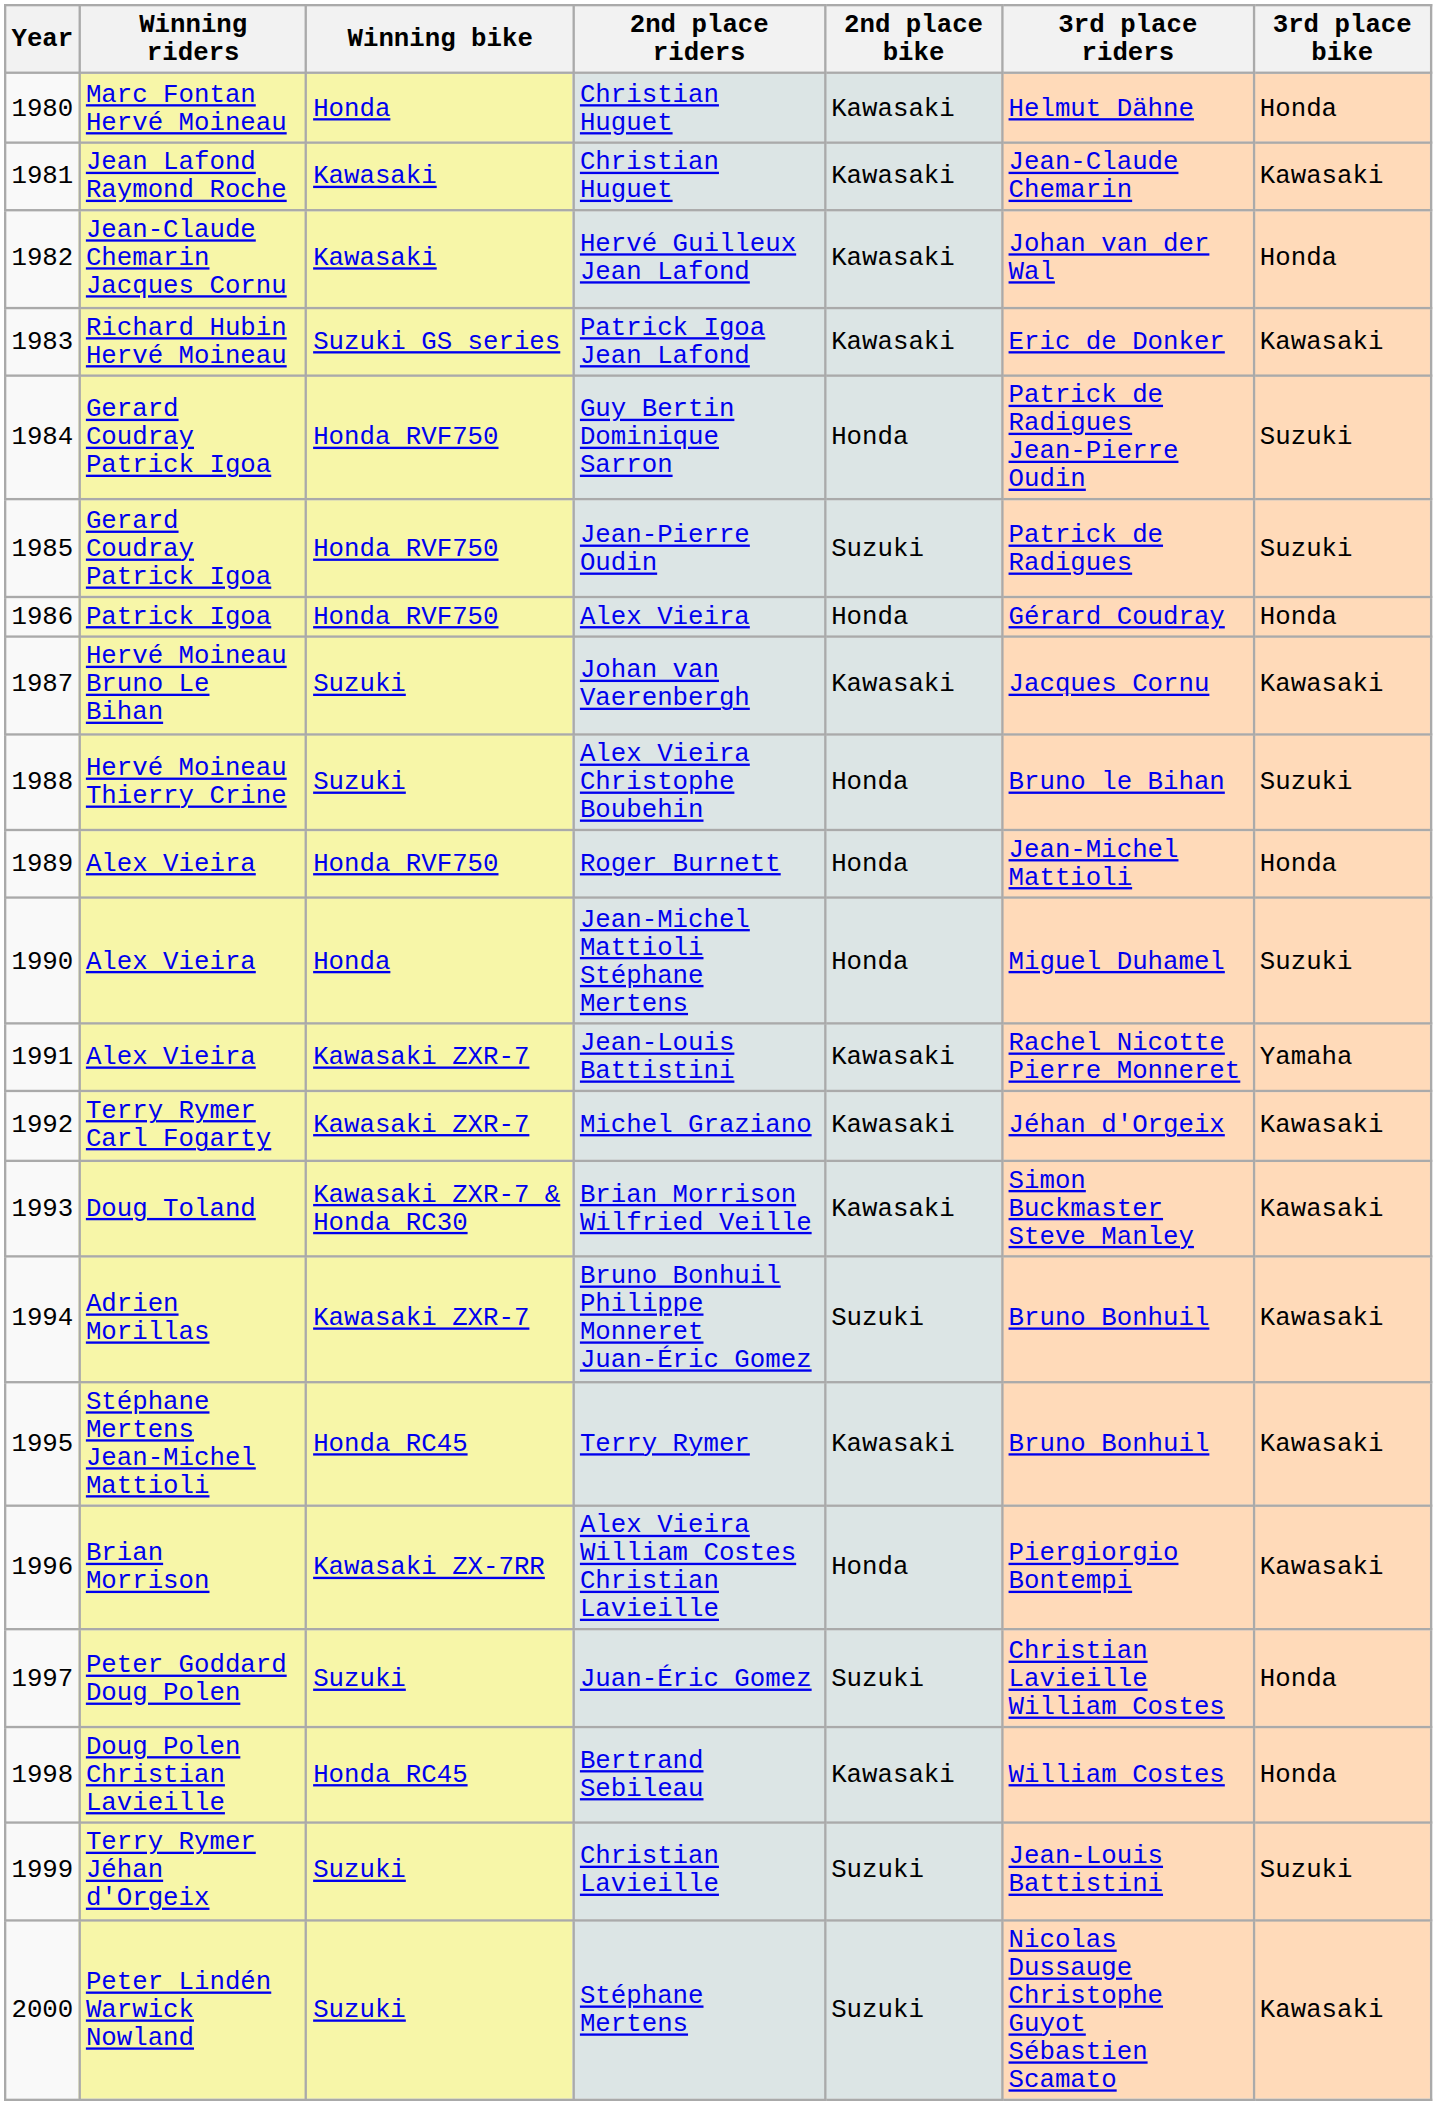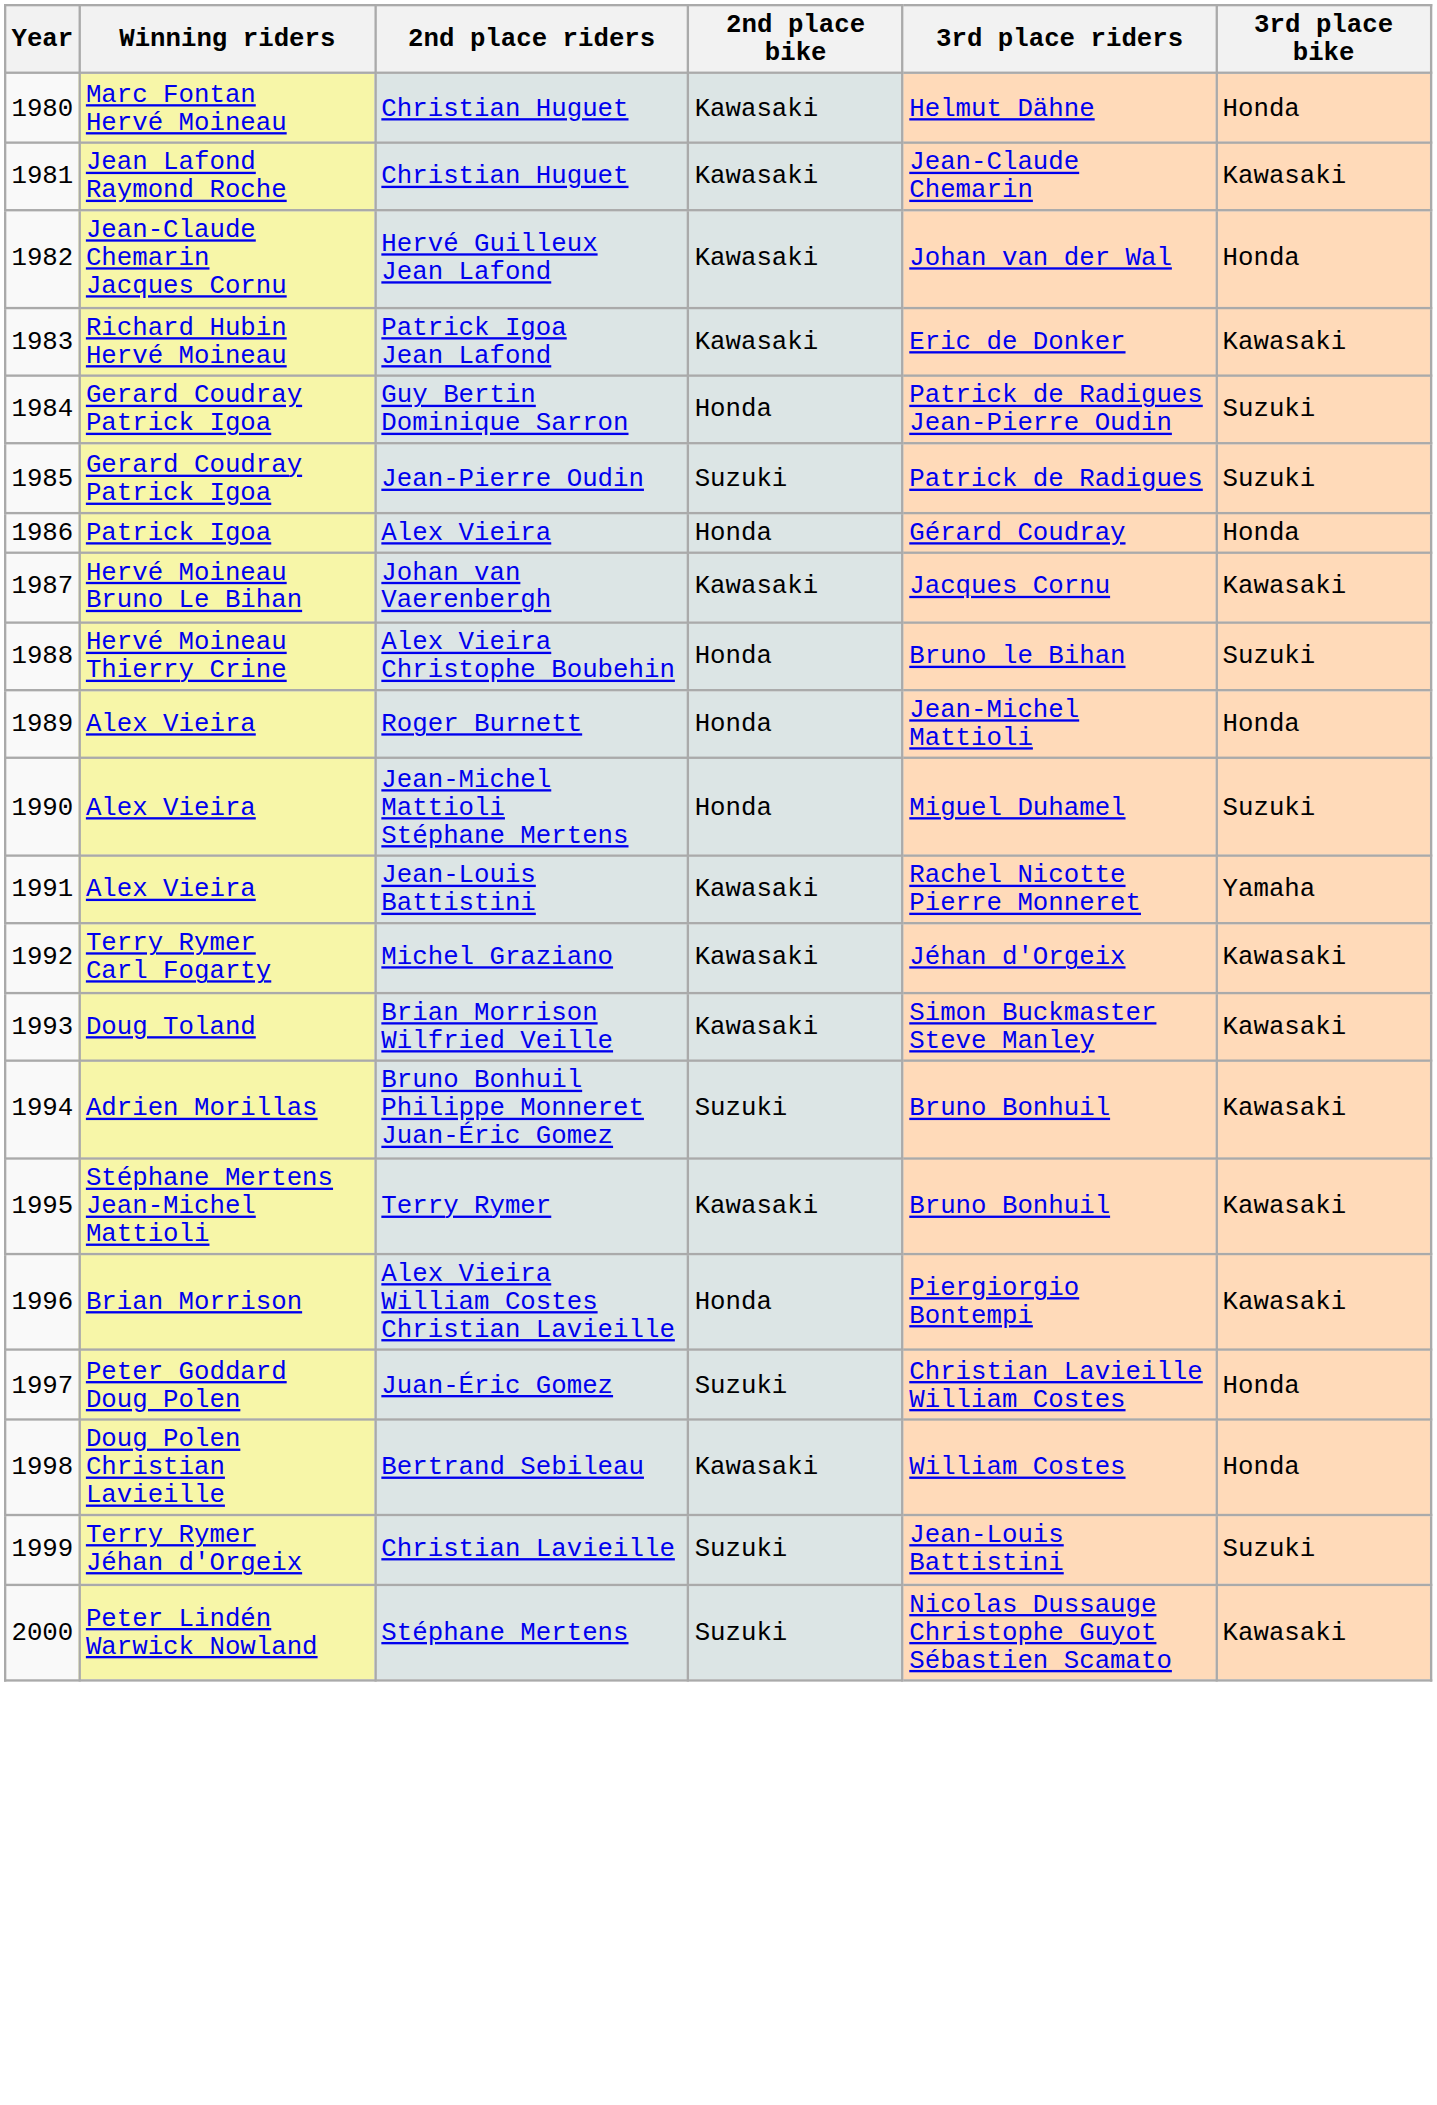- column: (440, 39)
